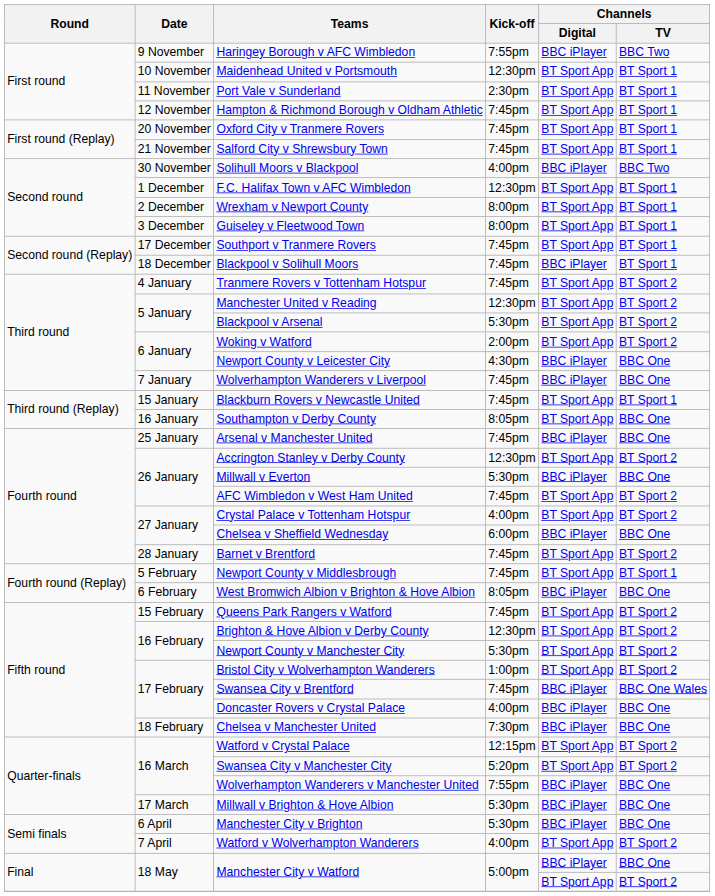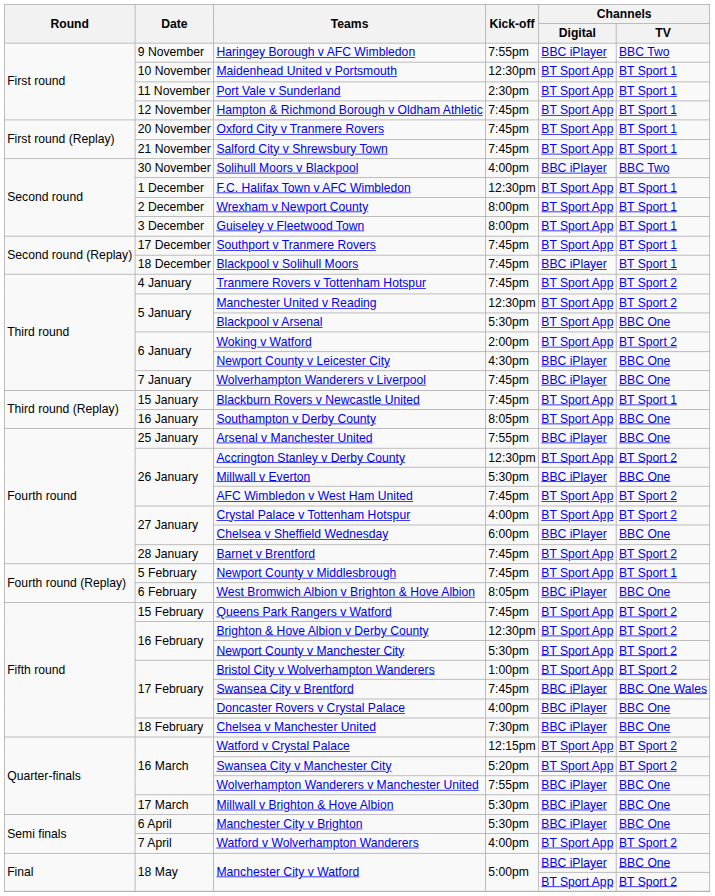(648, 322) BT Sport 2 -> (645, 322) BBC One
(509, 438) 7:45pm -> (509, 438) 7:55pm
